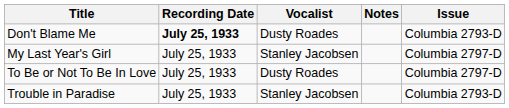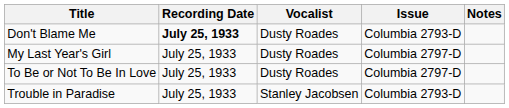columns swapped: (453, 14) <-> (382, 14)
(309, 53) Stanley Jacobsen -> (299, 53) Dusty Roades
